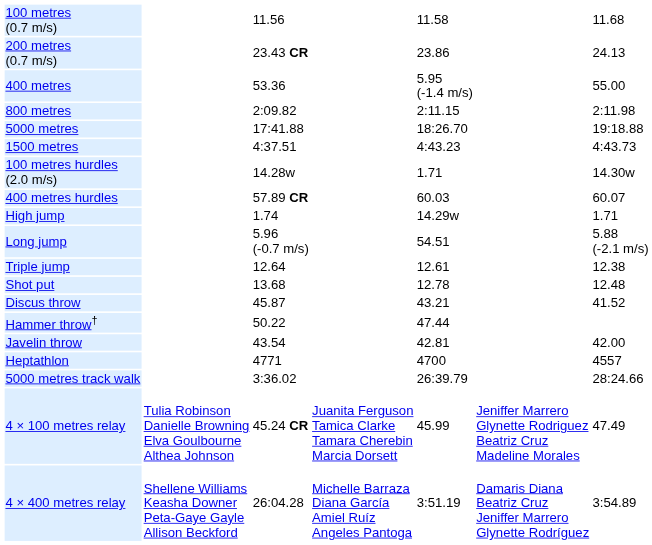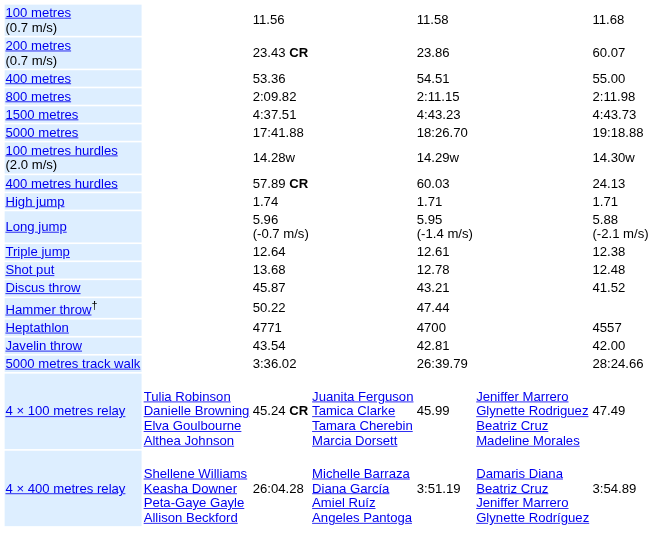(609, 53) 24.13 -> (609, 53) 60.07
(445, 85) 5.95 (-1.4 m/s) -> (433, 78) 54.51
rows swapped: (42, 147) <-> (42, 129)
(430, 172) 1.71 -> (438, 158) 14.29w
(609, 198) 60.07 -> (609, 183) 24.13
(438, 216) 14.29w -> (430, 201) 1.71
(433, 241) 54.51 -> (445, 226) 5.95 (-1.4 m/s)
rows swapped: (44, 342) <-> (37, 360)
